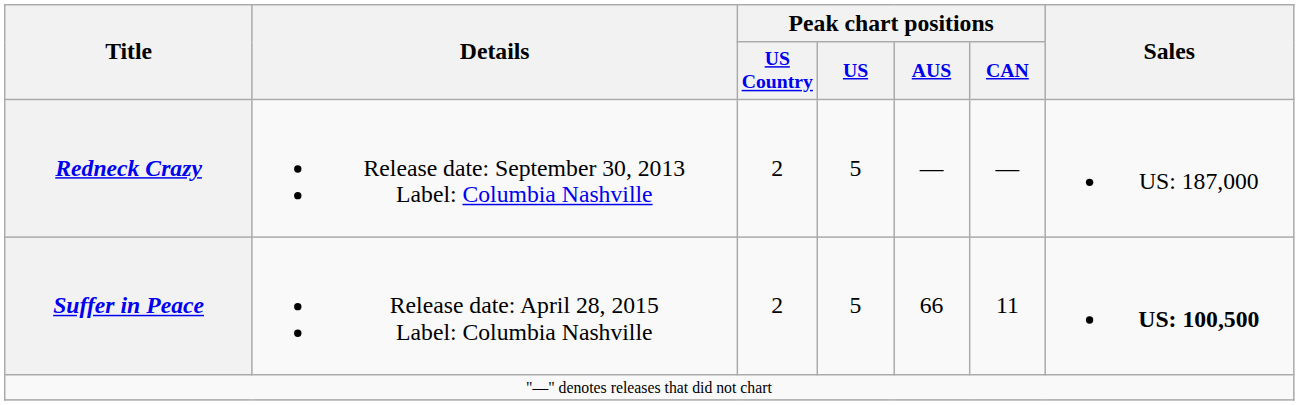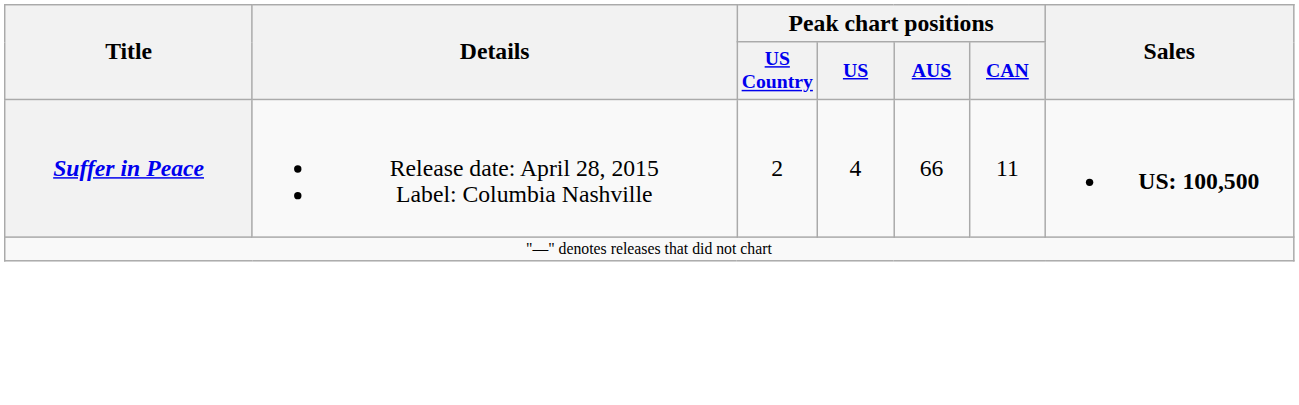- row: (129, 167)
(856, 306) 5 -> (856, 167) 4
